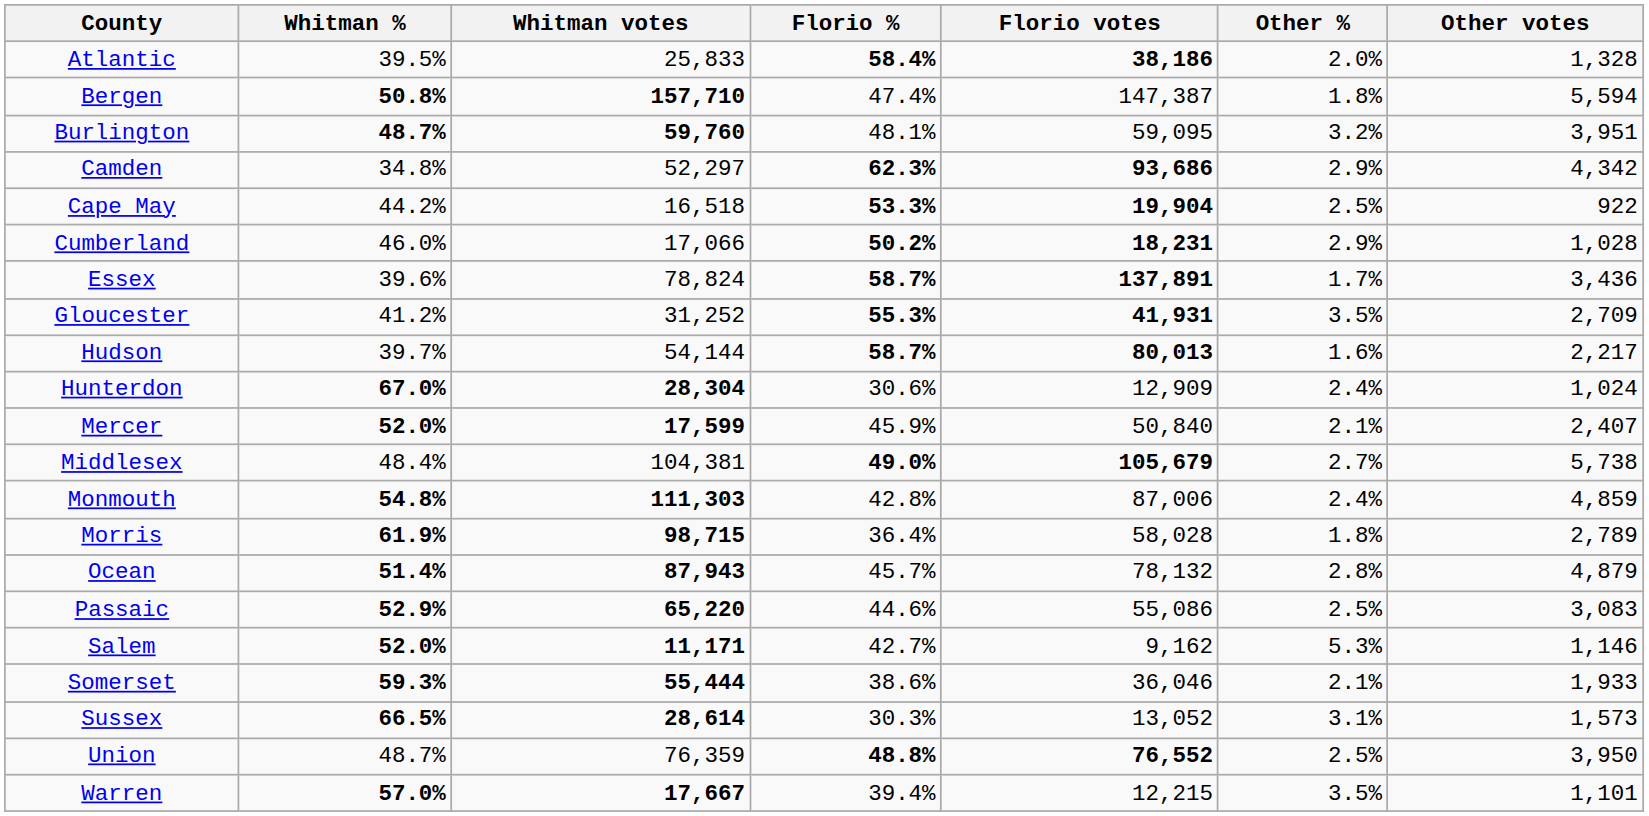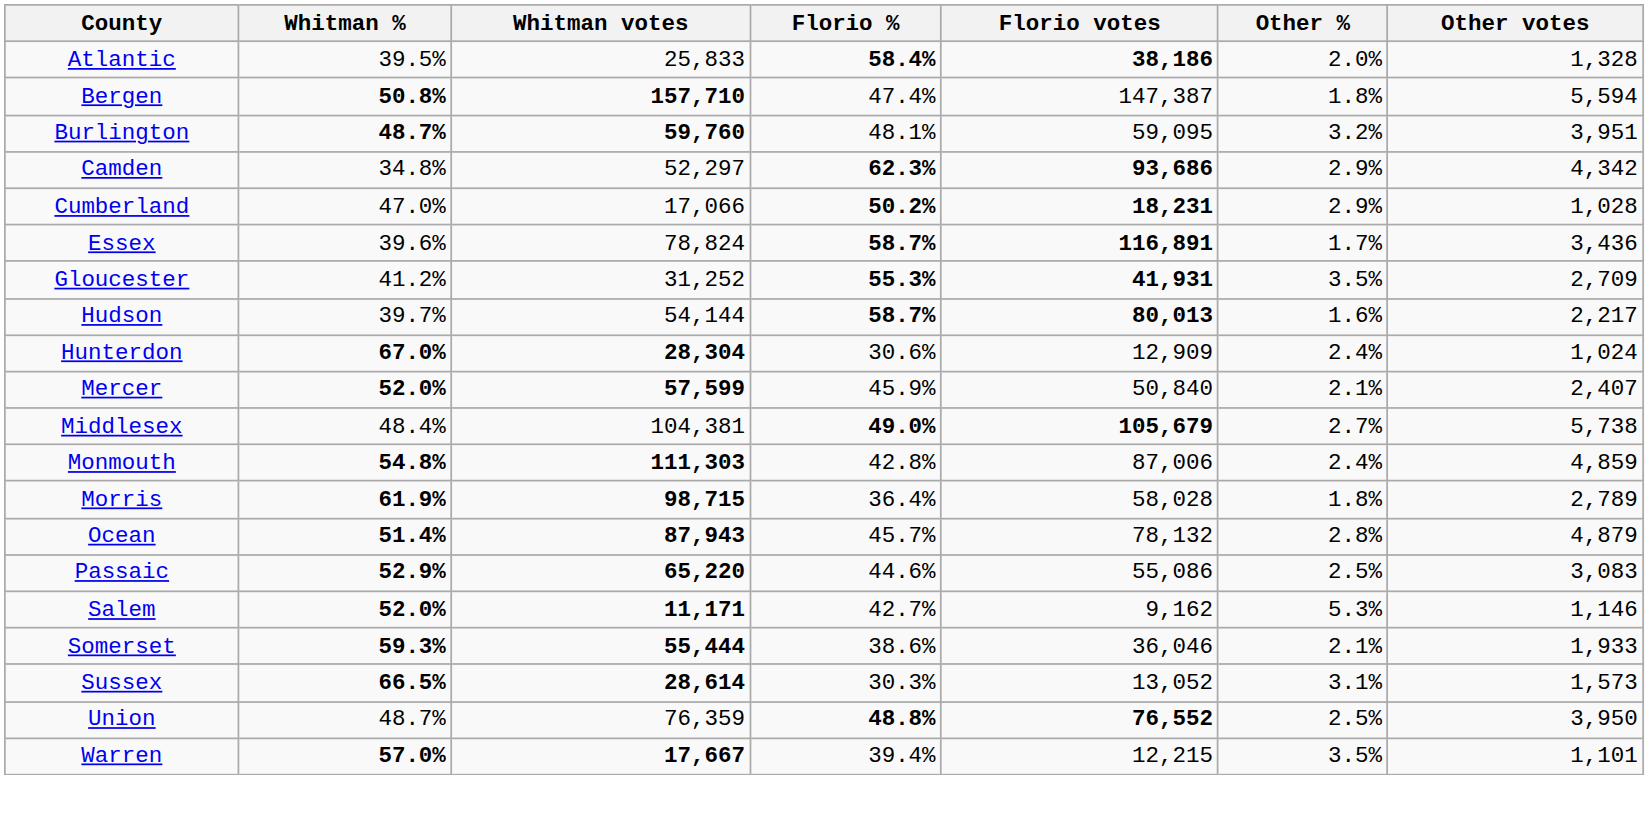- row: (122, 206)
(412, 243) 46.0% -> (412, 206) 47.0%
(1166, 280) 137,891 -> (1166, 243) 116,891
(704, 426) 17,599 -> (704, 390) 57,599
